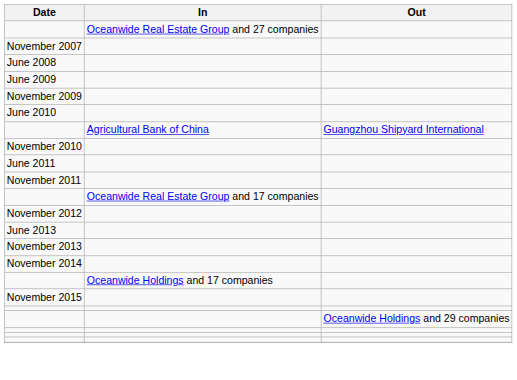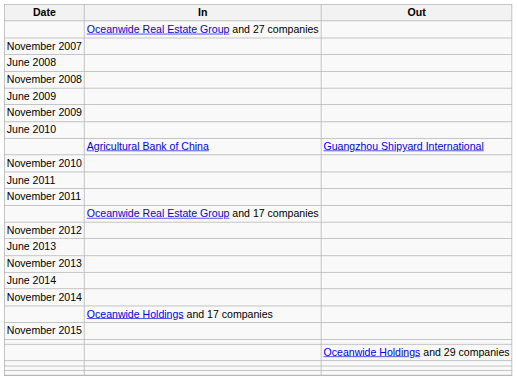+ row: (44, 79)
+ row: (31, 280)
